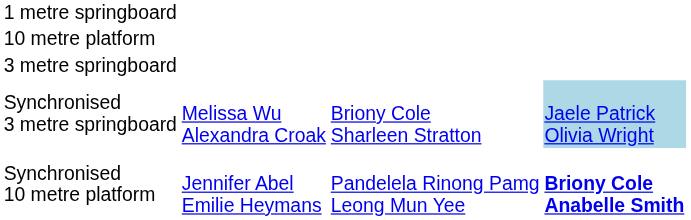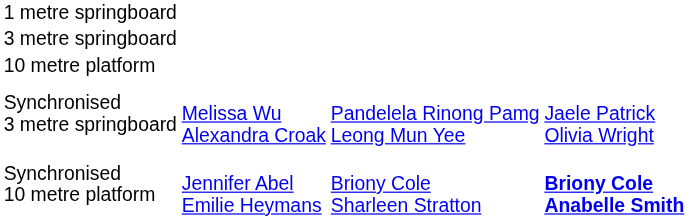rows swapped: (90, 65) <-> (79, 39)
(406, 124) Briony Cole Sharleen Stratton -> (435, 124) Pandelela Rinong Pamg Leong Mun Yee
(600, 124) lightblue background -> (600, 124) no background
(435, 195) Pandelela Rinong Pamg Leong Mun Yee -> (406, 195) Briony Cole Sharleen Stratton
